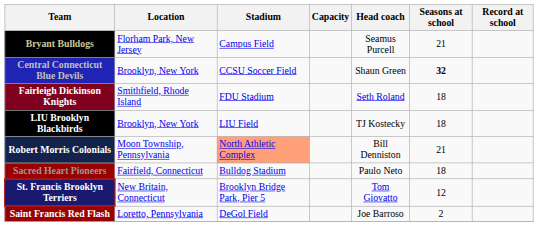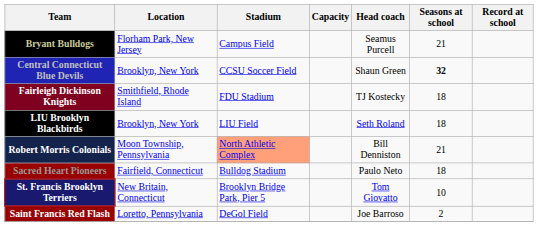(381, 97) Seth Roland -> (381, 97) TJ Kostecky
(381, 123) TJ Kostecky -> (381, 123) Seth Roland
(441, 192) 12 -> (441, 192) 10
